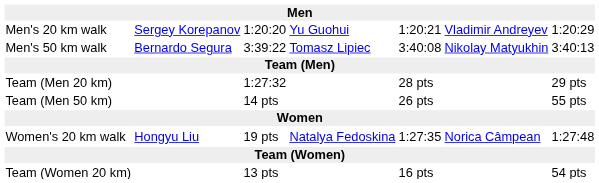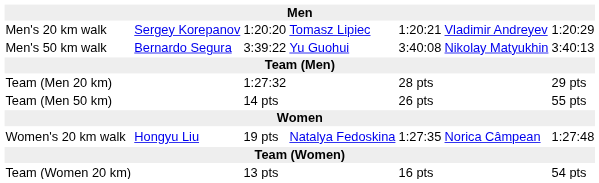(319, 30) Yu Guohui -> (330, 30) Tomasz Lipiec
(330, 47) Tomasz Lipiec -> (319, 47) Yu Guohui
